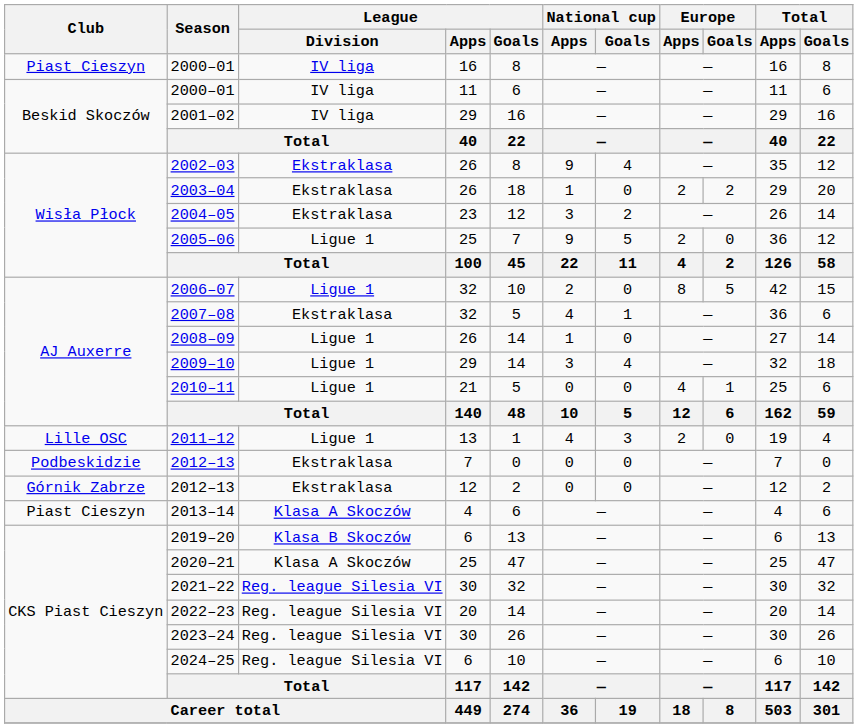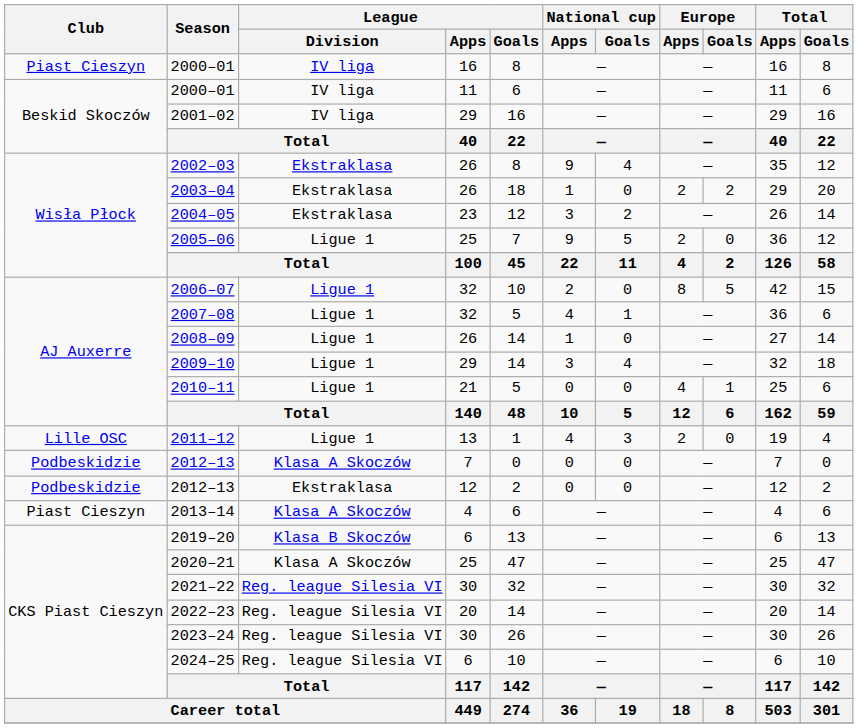(342, 314) Ekstraklasa -> (342, 314) Ligue 1
(342, 463) Ekstraklasa -> (342, 463) Klasa A Skoczów
(86, 488) Górnik Zabrze -> (86, 488) Podbeskidzie
